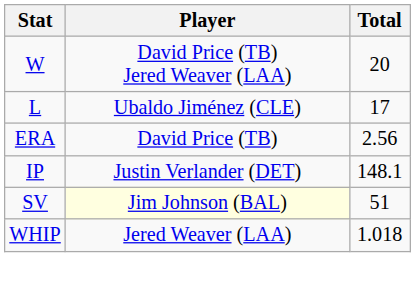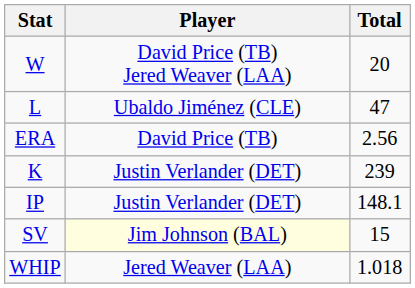(380, 107) 17 -> (380, 107) 47
+ row: (35, 171)
(380, 203) 51 -> (380, 235) 15
